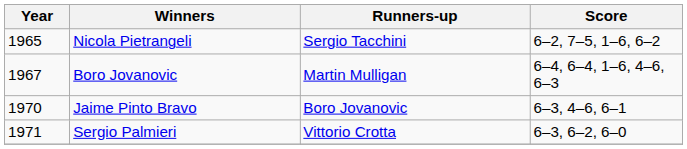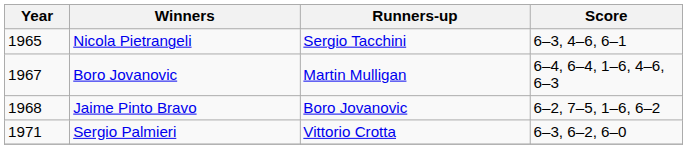(597, 40) 6–2, 7–5, 1–6, 6–2 -> (580, 40) 6–3, 4–6, 6–1
(25, 107) 1970 -> (25, 107) 1968
(580, 107) 6–3, 4–6, 6–1 -> (597, 107) 6–2, 7–5, 1–6, 6–2
